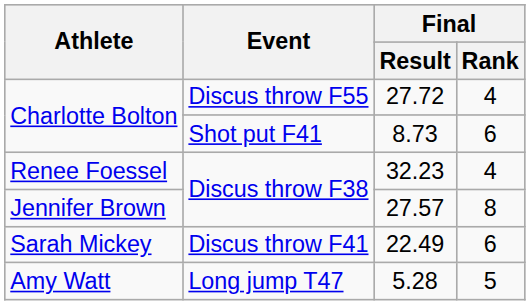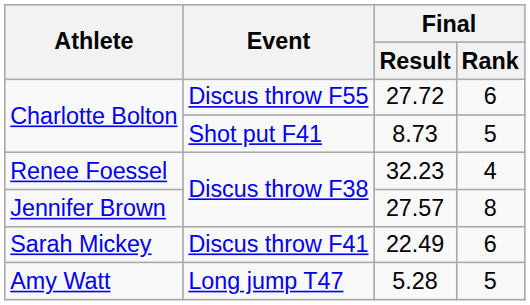(490, 97) 4 -> (490, 97) 6
(490, 134) 6 -> (490, 134) 5
